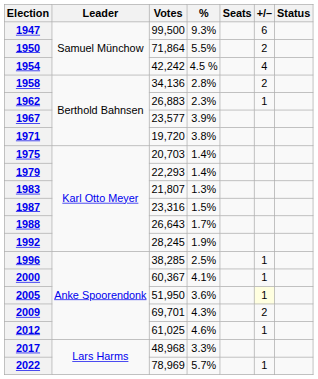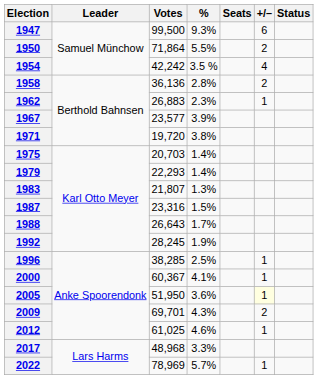(204, 65) 4.5 % -> (204, 65) 3.5 %
(168, 83) 34,136 -> (168, 83) 36,136
